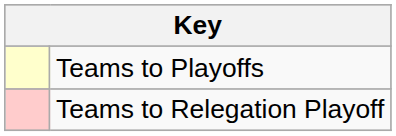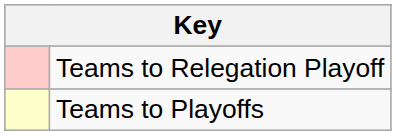rows swapped: (160, 67) <-> (220, 109)
